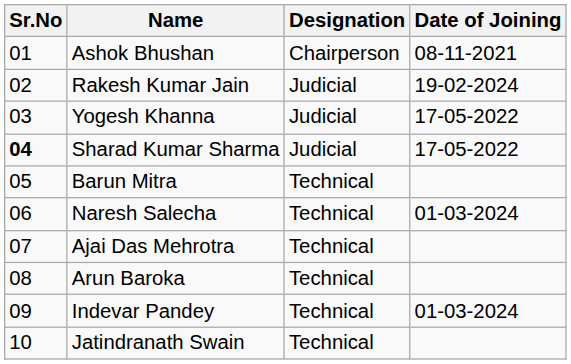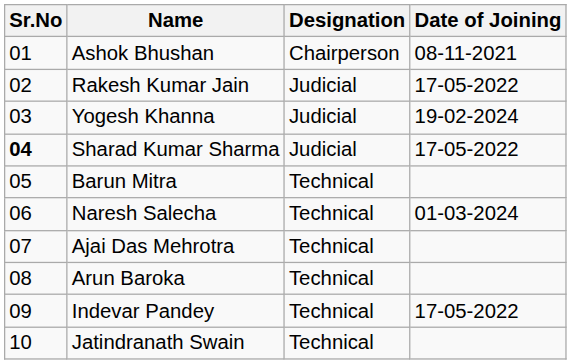(467, 85) 19-02-2024 -> (467, 85) 17-05-2022
(467, 117) 17-05-2022 -> (467, 117) 19-02-2024
(467, 310) 01-03-2024 -> (467, 310) 17-05-2022
